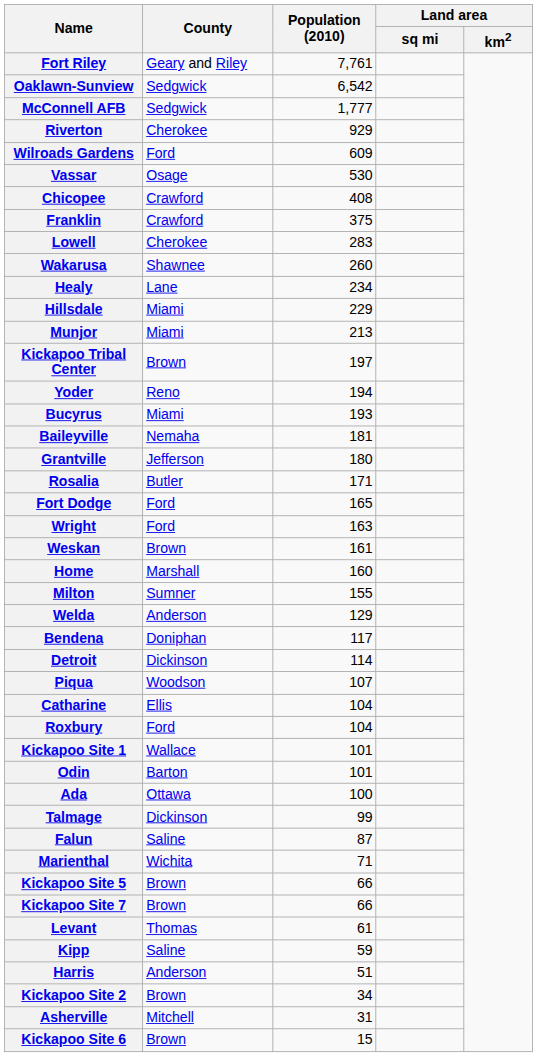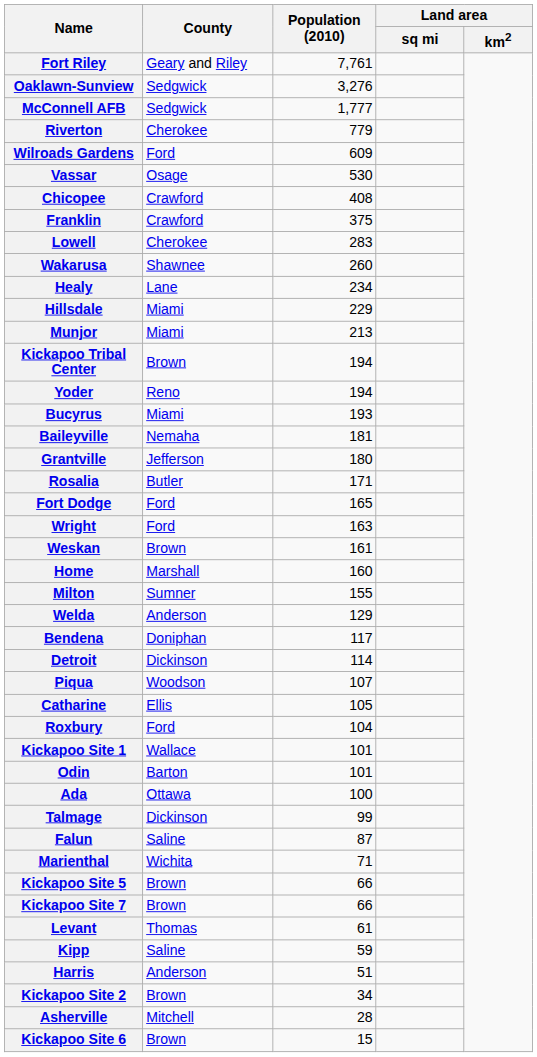(355, 86) 6,542 -> (355, 86) 3,276
(361, 131) 929 -> (361, 131) 779
(361, 362) 197 -> (361, 362) 194
(361, 705) 104 -> (361, 705) 105
(365, 1017) 31 -> (365, 1017) 28
